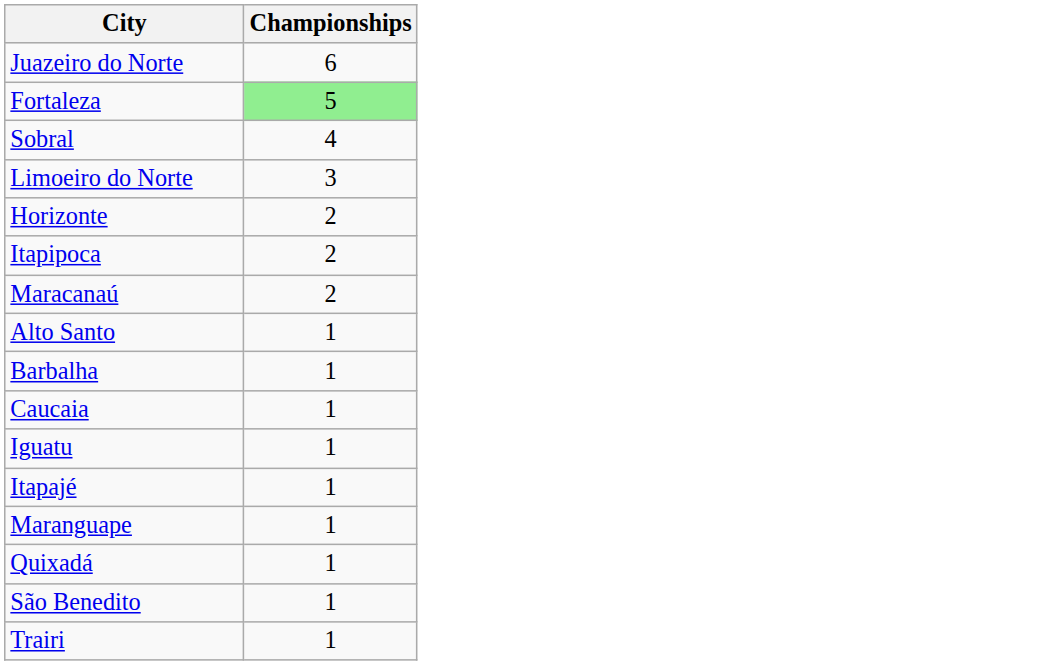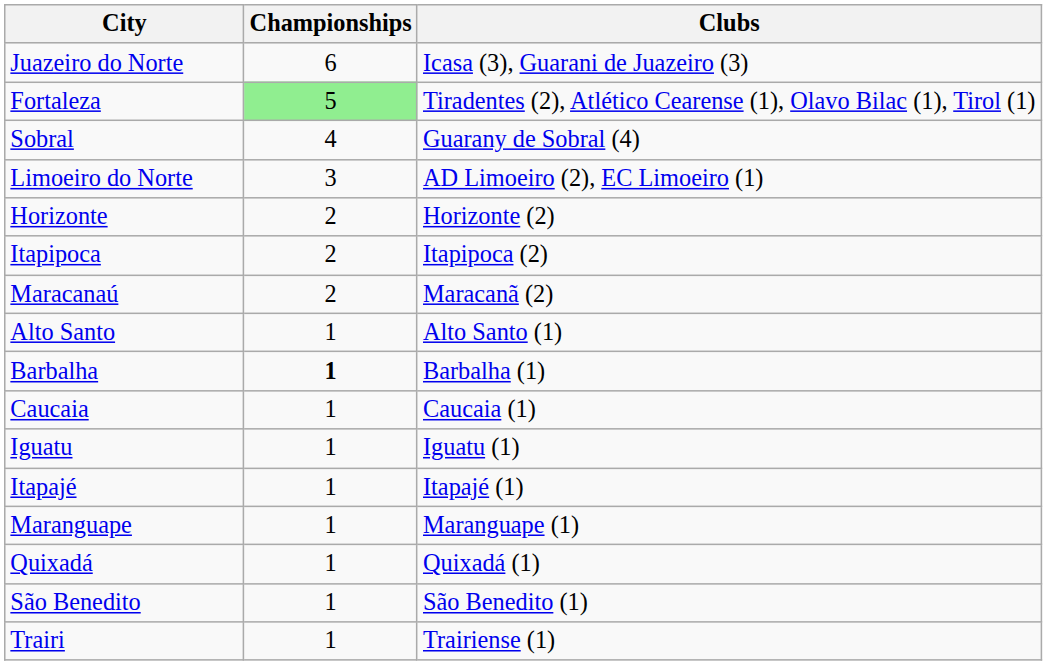+ column: (729, 23)
(331, 370) normal -> (331, 370) bold
